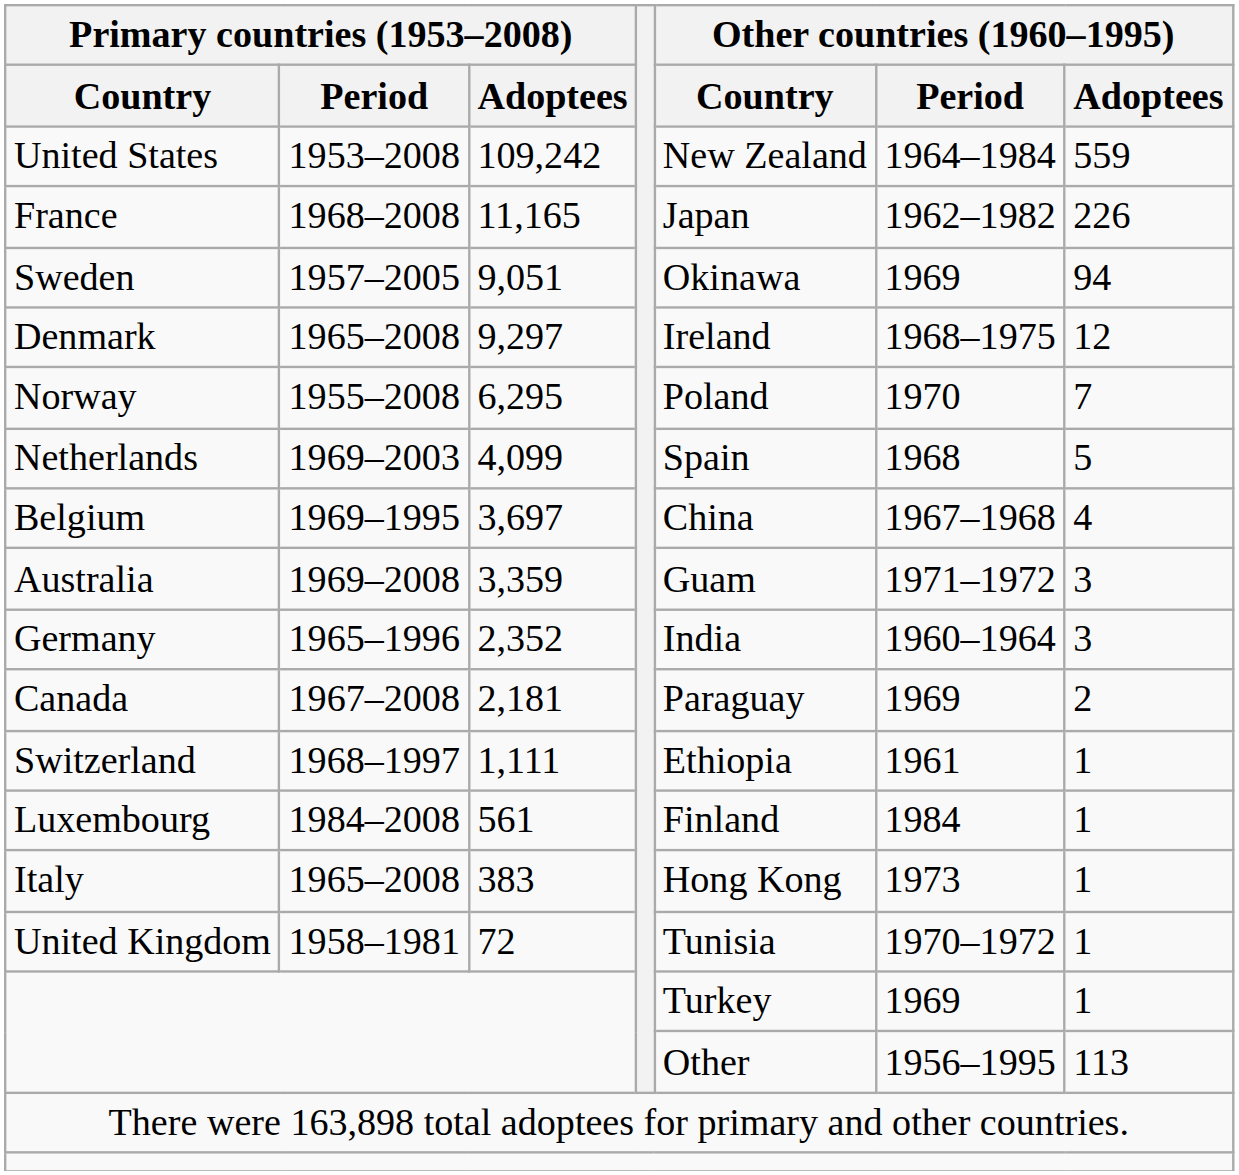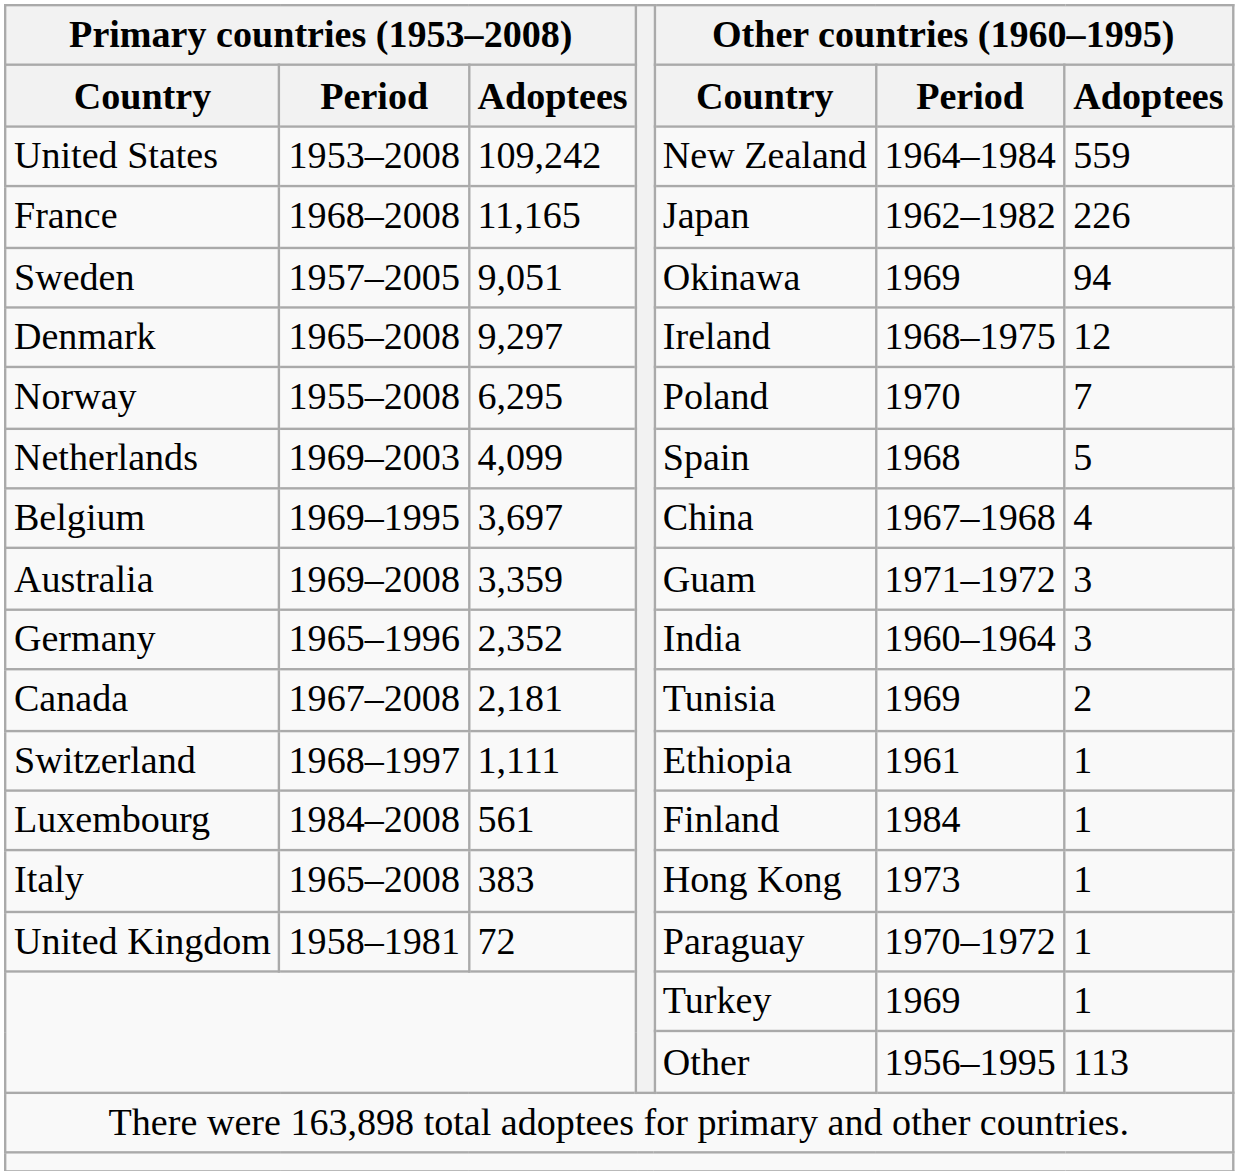(734, 699) Paraguay -> (719, 699) Tunisia
(719, 940) Tunisia -> (734, 940) Paraguay
